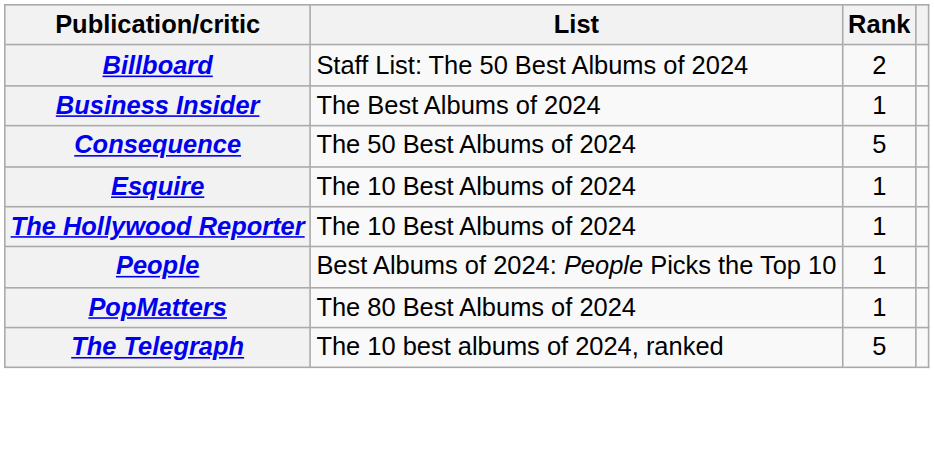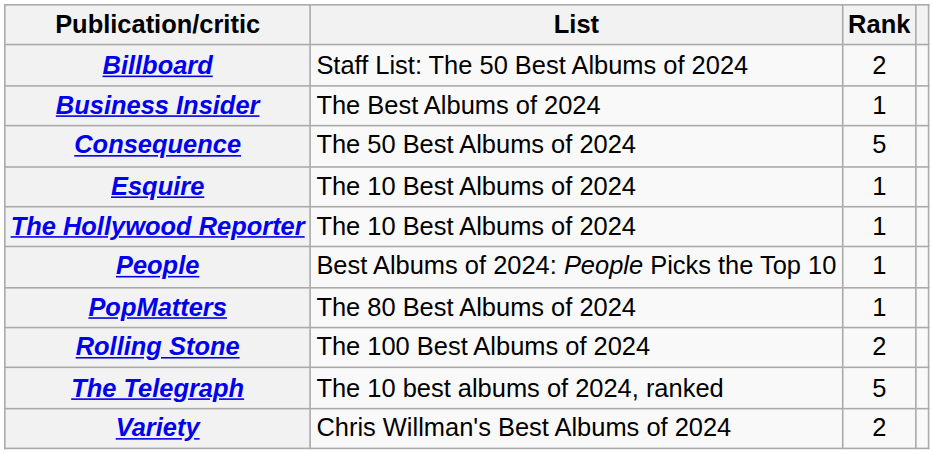+ row: (158, 347)
+ row: (158, 428)
